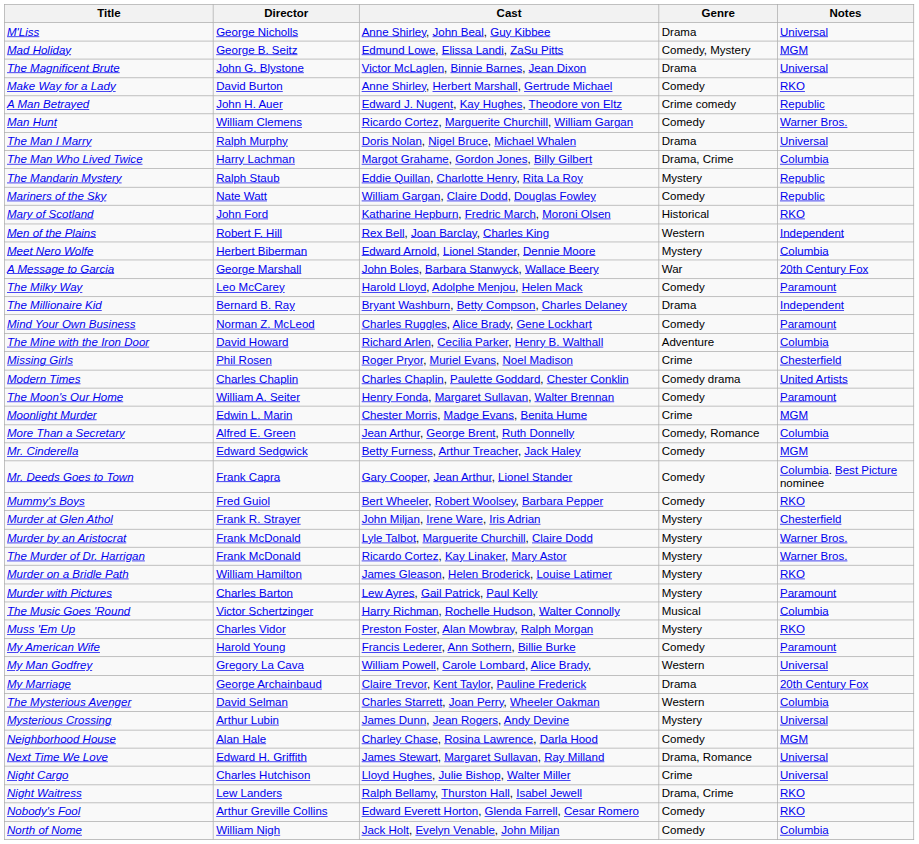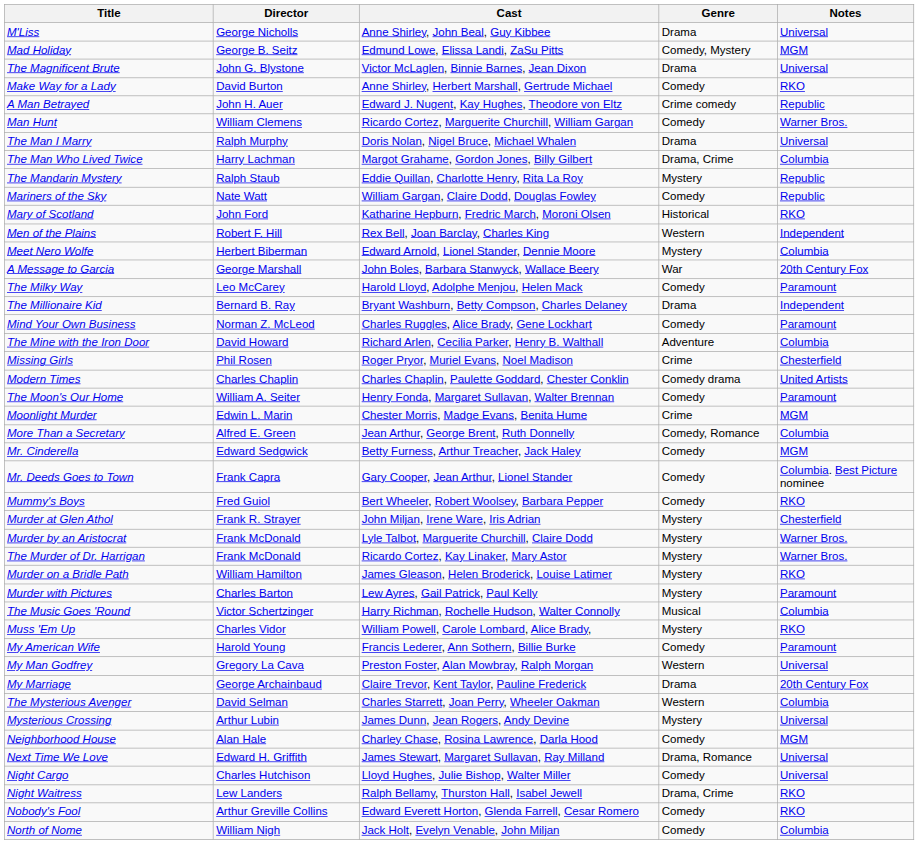(477, 629) Preston Foster, Alan Mowbray, Ralph Morgan -> (476, 629) William Powell, Carole Lombard, Alice Brady,
(476, 666) William Powell, Carole Lombard, Alice Brady, -> (477, 666) Preston Foster, Alan Mowbray, Ralph Morgan
(677, 775) Crime -> (683, 775) Comedy
